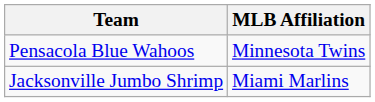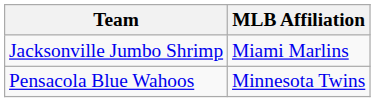rows swapped: (116, 81) <-> (102, 50)
